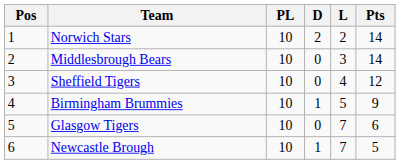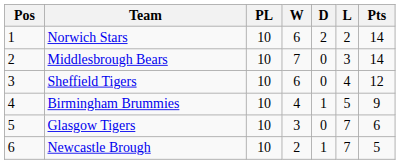+ column: (297, 15)
